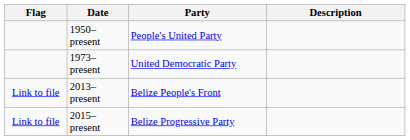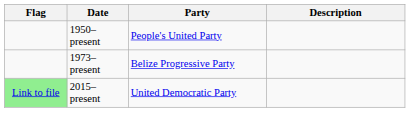(184, 64) United Democratic Party -> (183, 64) Belize Progressive Party
- row: (85, 92)
(36, 121) no background -> (36, 92) lightgreen background
(183, 121) Belize Progressive Party -> (184, 92) United Democratic Party
